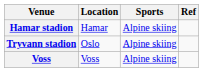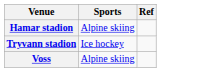- column: (99, 12)
(150, 43) Alpine skiing -> (102, 43) Ice hockey
